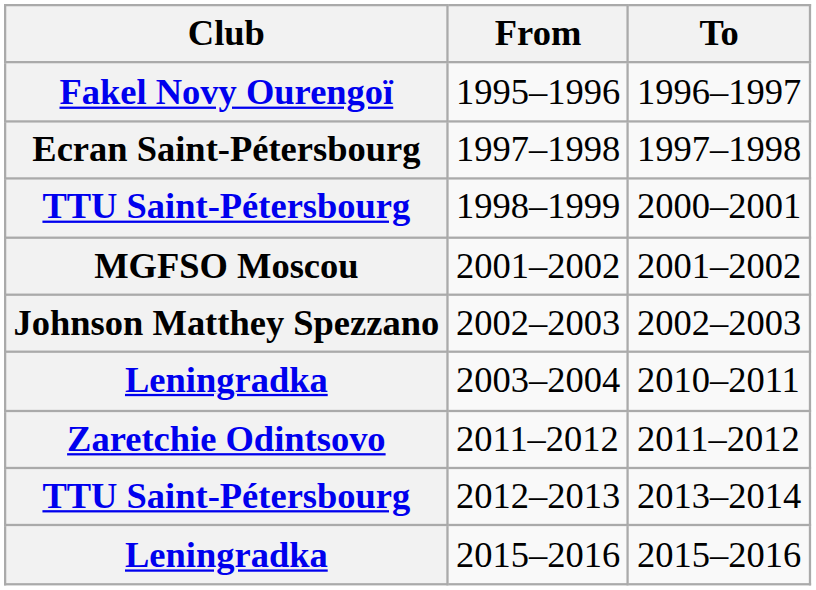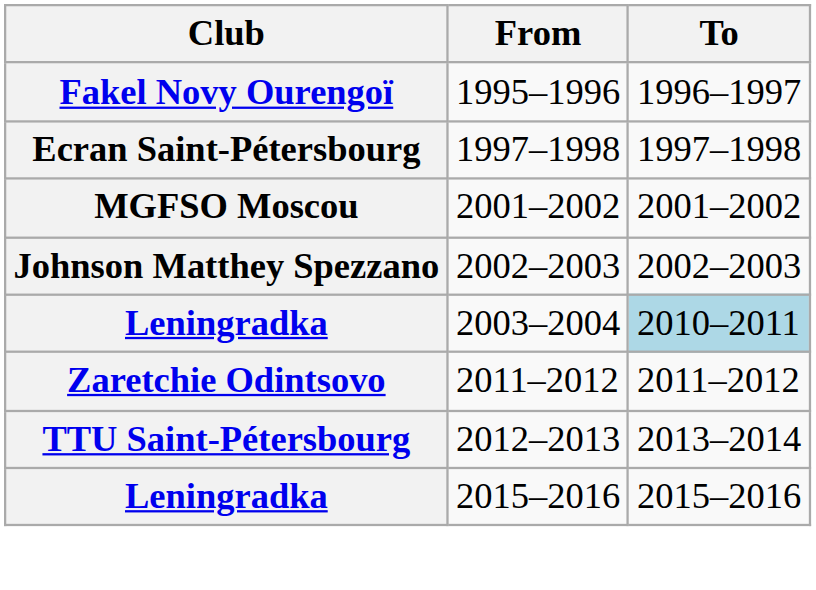- row: (538, 206)
(718, 380) no background -> (718, 322) lightblue background
